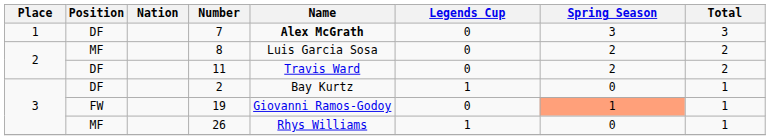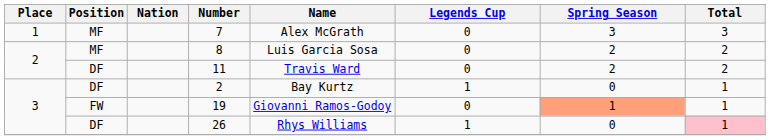(96, 33) DF -> (96, 33) MF
(322, 33) bold -> (322, 33) normal
(96, 125) MF -> (96, 125) DF
(725, 125) no background -> (725, 125) pink background
